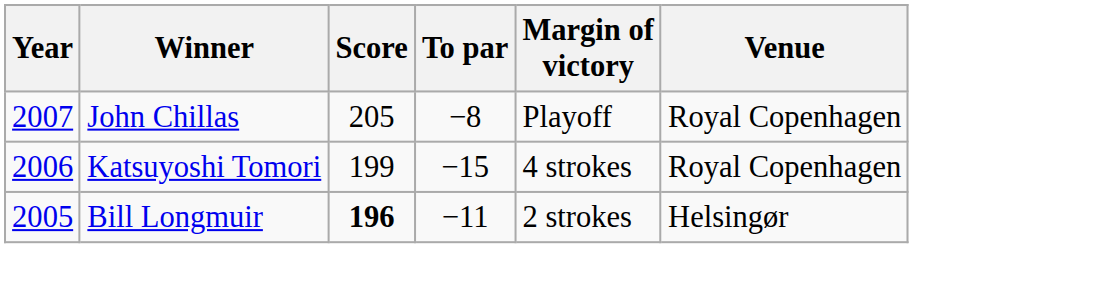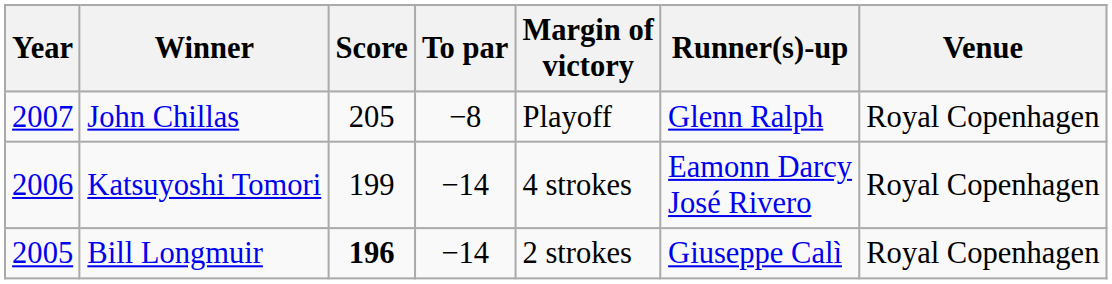+ column: (760, 47)
(465, 166) −15 -> (465, 184) −14
(465, 217) −11 -> (465, 253) −14
(728, 217) Helsingør -> (983, 253) Royal Copenhagen
